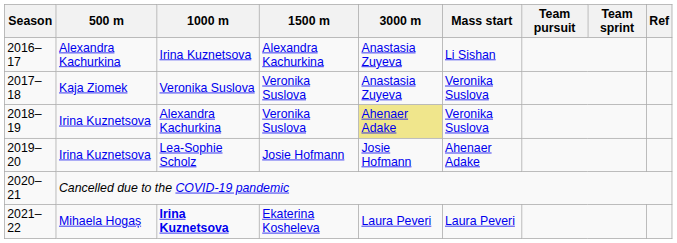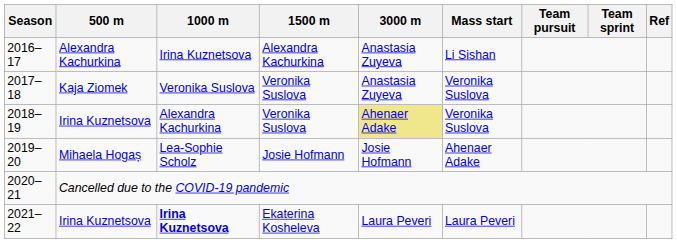(105, 154) Irina Kuznetsova -> (100, 154) Mihaela Hogaș
(100, 221) Mihaela Hogaș -> (105, 221) Irina Kuznetsova
